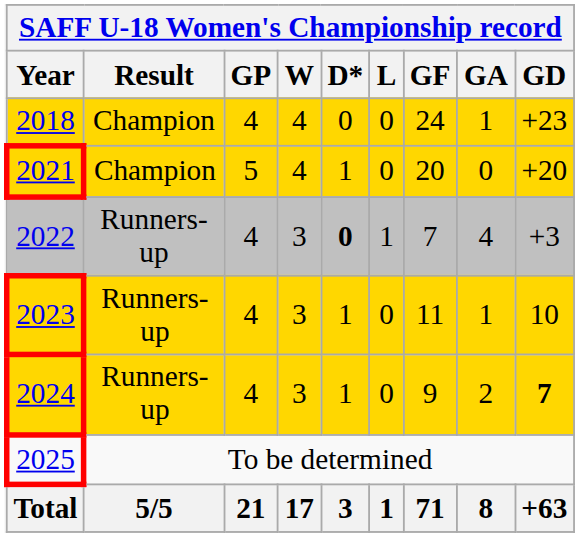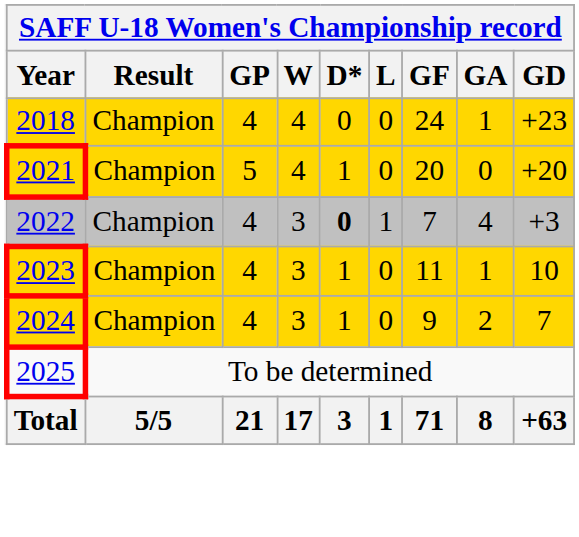(154, 235) Runners-up -> (153, 220) Champion
(155, 314) Runners-up -> (154, 270) Champion
(155, 394) Runners-up -> (154, 320) Champion
(544, 394) bold -> (544, 320) normal
